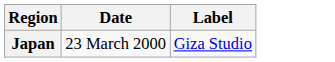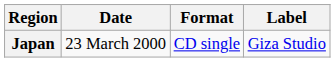+ column: (207, 17)
